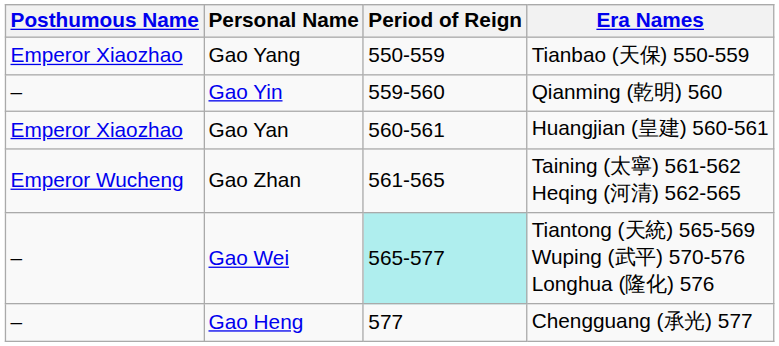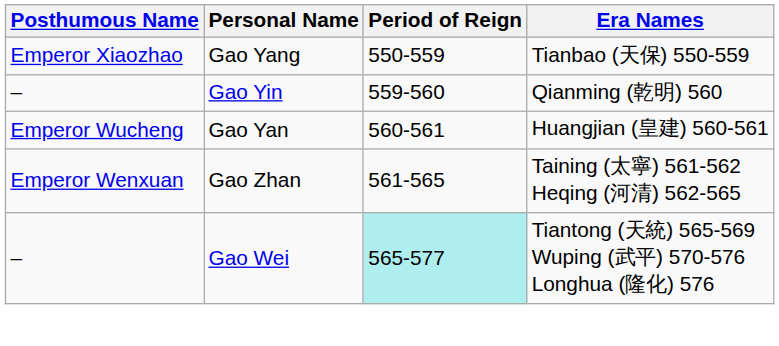(97, 129) Emperor Xiaozhao -> (97, 129) Emperor Wucheng
(97, 180) Emperor Wucheng -> (97, 180) Emperor Wenxuan
- row: (256, 322)
